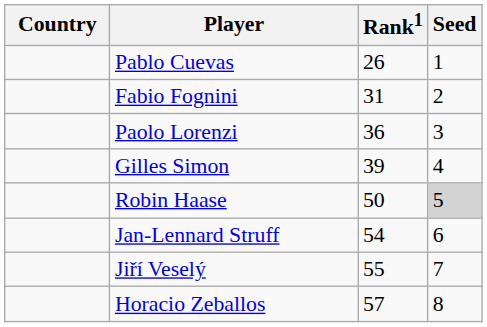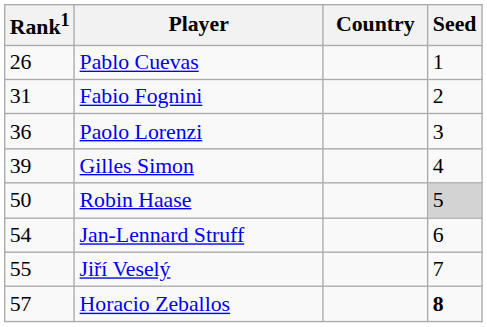columns swapped: (57, 24) <-> (393, 24)
(438, 303) normal -> (438, 303) bold
